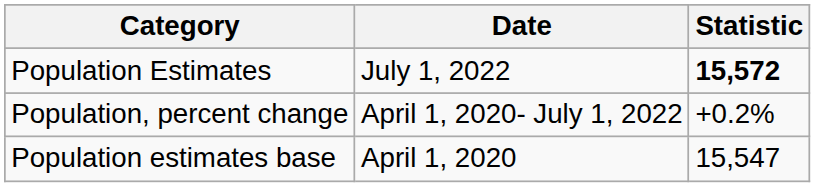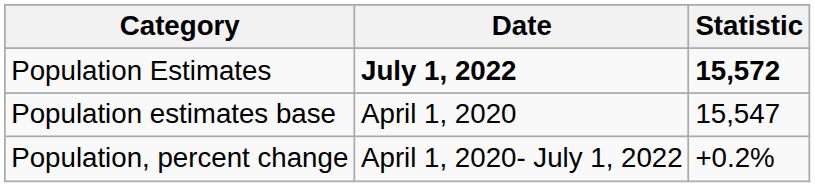(436, 70) normal -> (439, 70) bold
rows swapped: (174, 158) <-> (180, 114)
